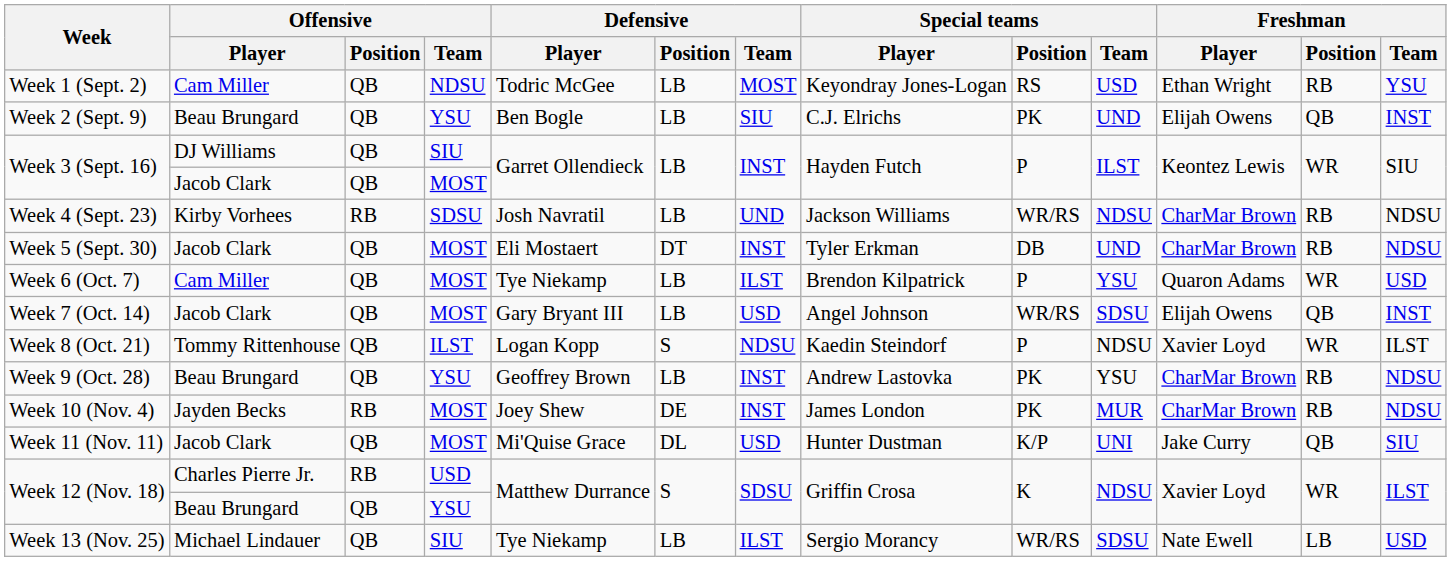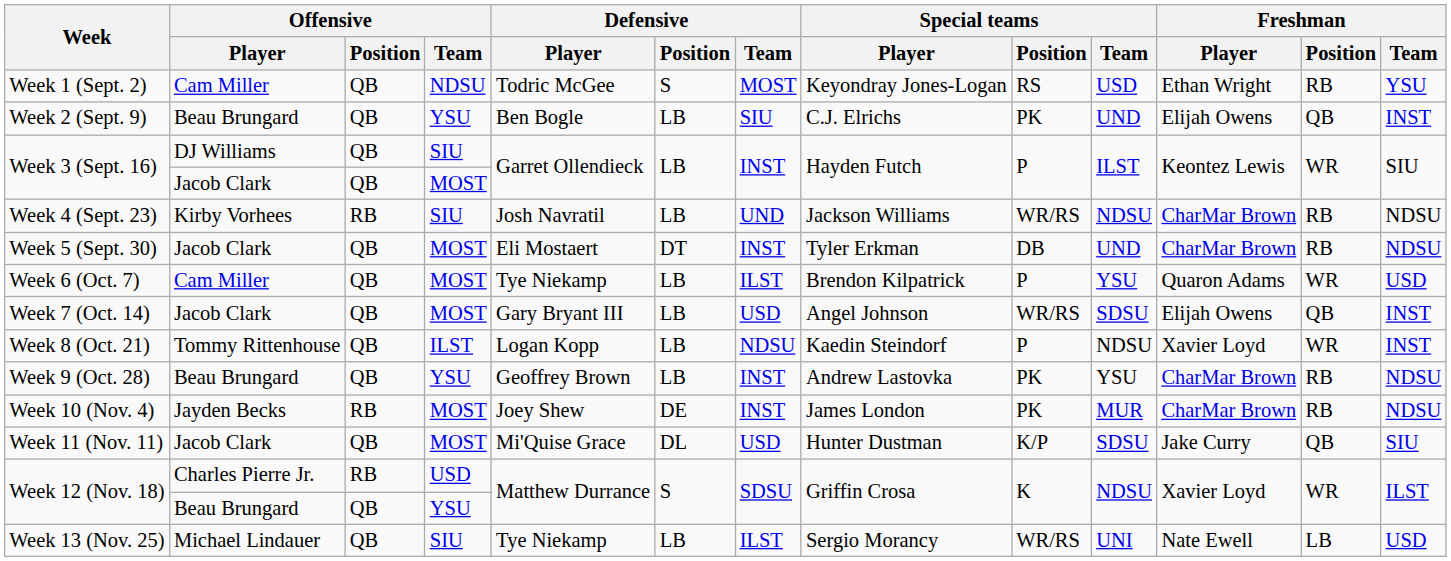(673, 85) LB -> (665, 85) S
(456, 215) SDSU -> (446, 215) SIU
(665, 345) S -> (673, 345) LB
(1407, 345) ILST -> (1408, 345) INST
(1114, 442) UNI -> (1122, 442) SDSU
(1122, 540) SDSU -> (1114, 540) UNI
